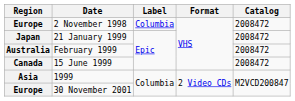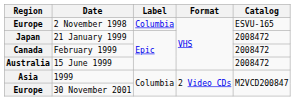(252, 24) 2008472 -> (255, 24) ESVU-165
(28, 50) Australia -> (28, 50) Canada
(28, 63) Canada -> (28, 63) Australia
